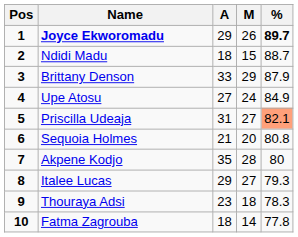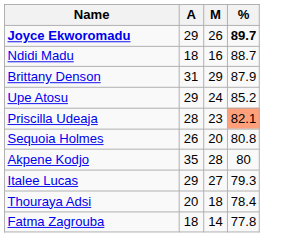- column: (21, 15)
(249, 57) 15 -> (215, 57) 16
(225, 77) 33 -> (191, 77) 31
(225, 98) 27 -> (191, 98) 29
(277, 98) 84.9 -> (243, 98) 85.2
(225, 119) 31 -> (191, 119) 28
(249, 119) 27 -> (215, 119) 23
(225, 139) 21 -> (191, 139) 26
(225, 202) 23 -> (191, 202) 20
(277, 202) 78.3 -> (243, 202) 78.4
